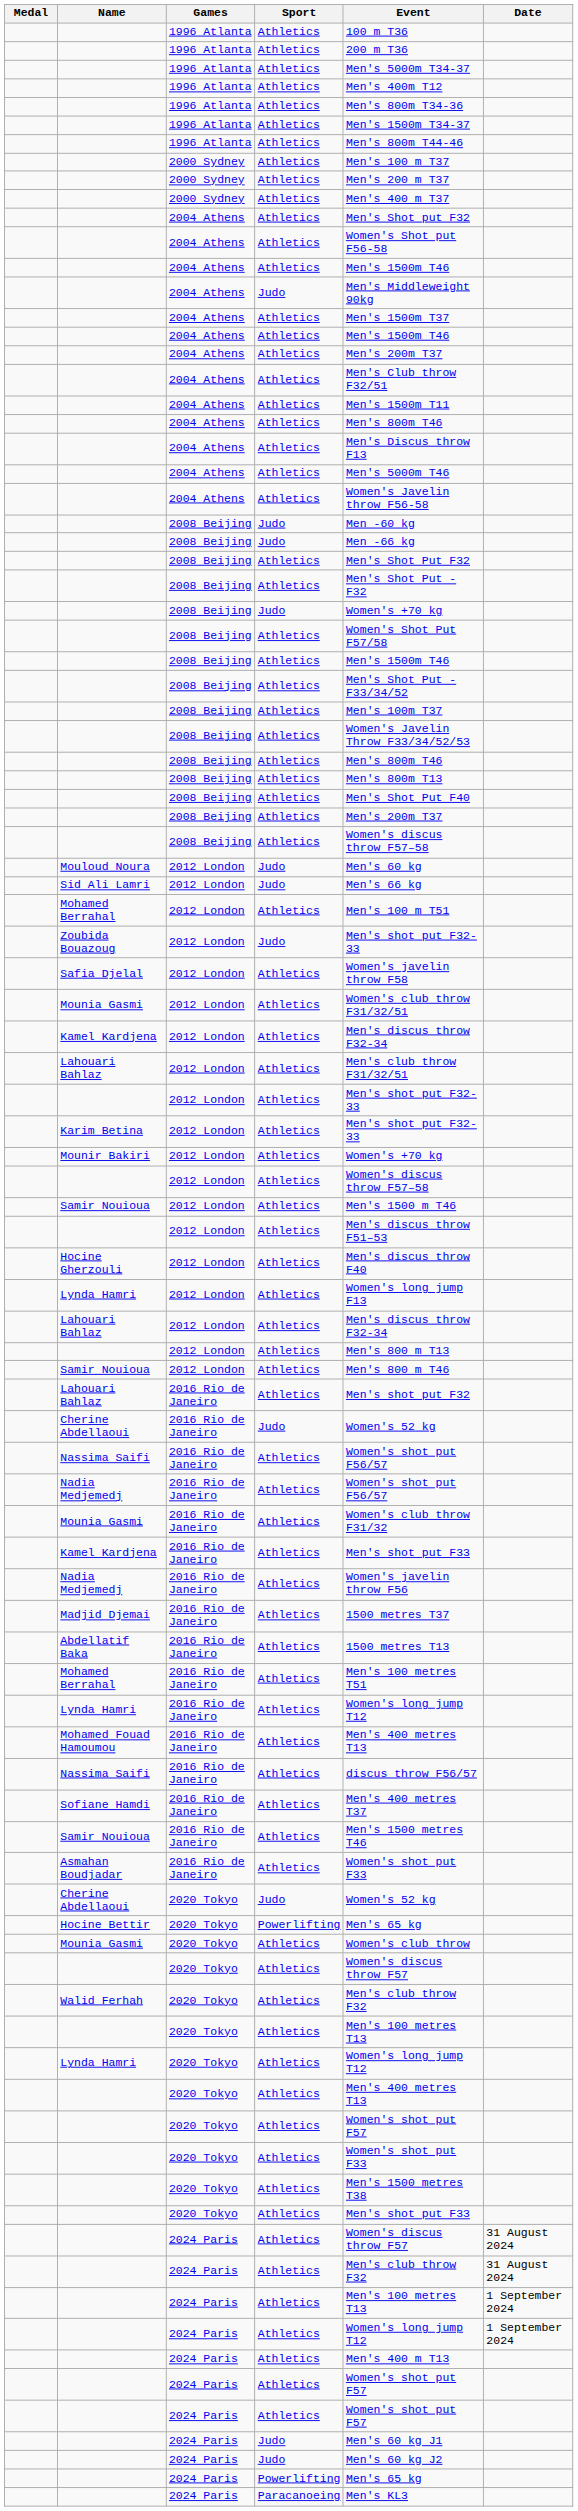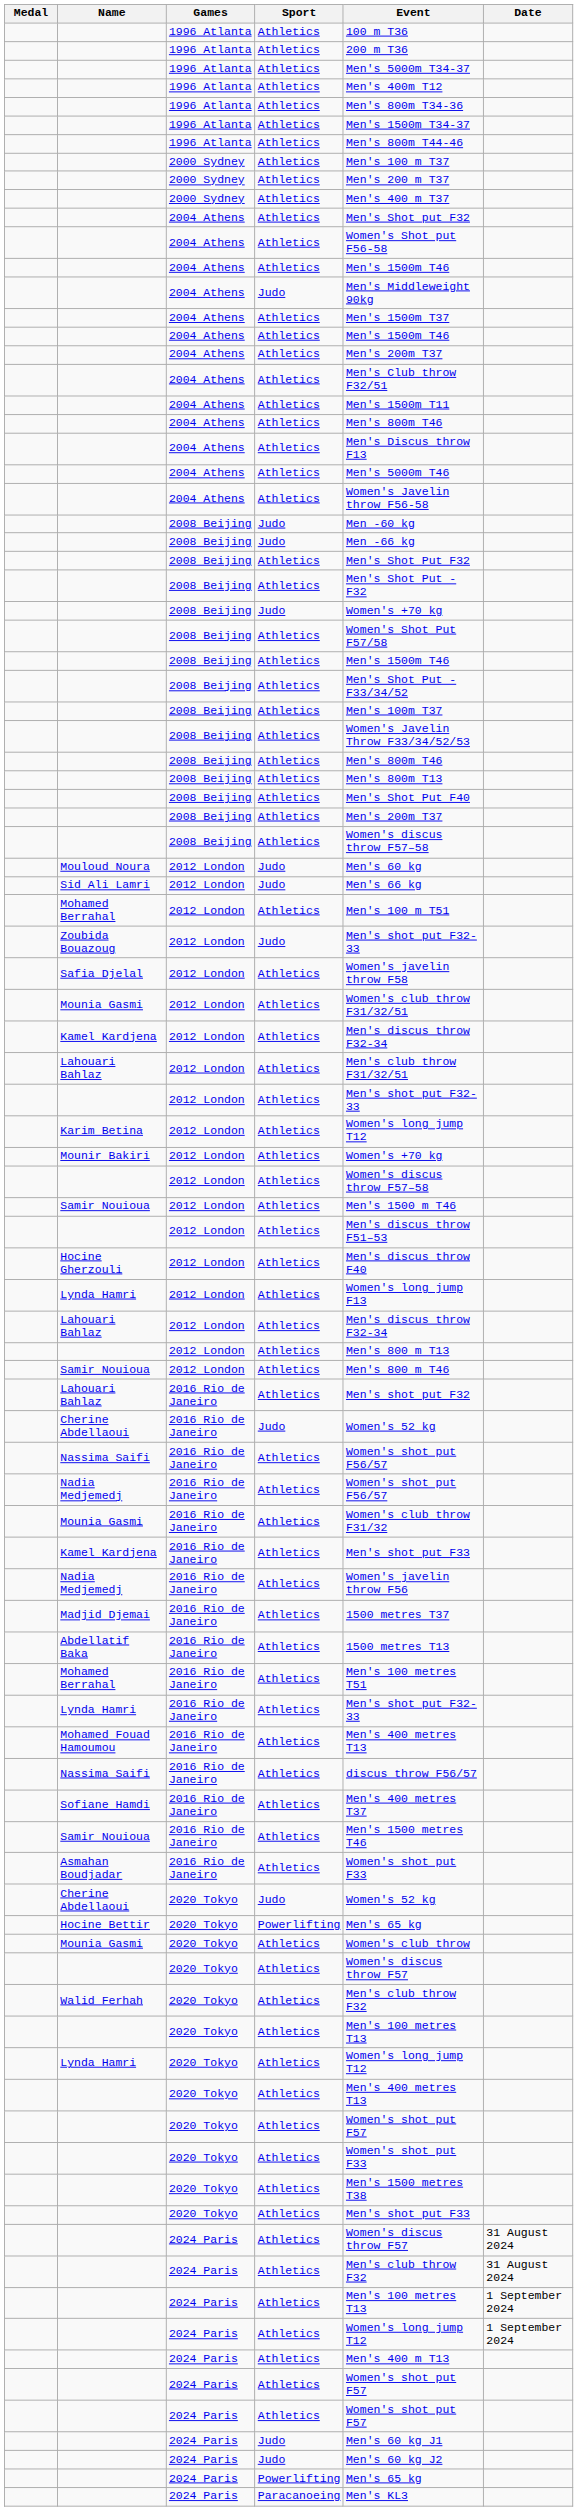(411, 1132) Men's shot put F32-33 -> (405, 1132) Women's long jump T12
(405, 1711) Women's long jump T12 -> (411, 1711) Men's shot put F32-33
